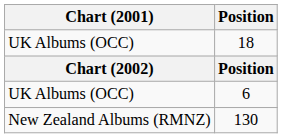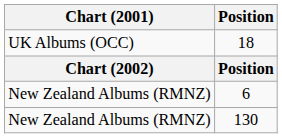(71, 94) UK Albums (OCC) -> (109, 94) New Zealand Albums (RMNZ)
